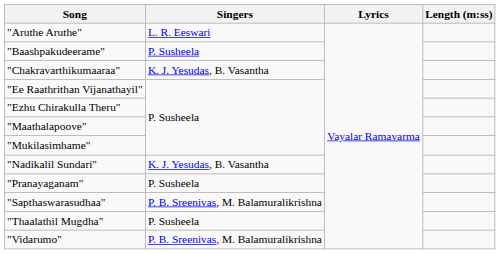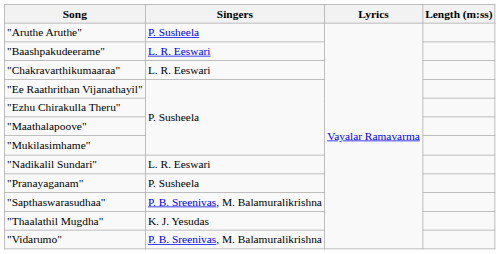(179, 32) L. R. Eeswari -> (174, 32) P. Susheela
(174, 51) P. Susheela -> (179, 51) L. R. Eeswari
(208, 70) K. J. Yesudas, B. Vasantha -> (179, 70) L. R. Eeswari
(208, 164) K. J. Yesudas, B. Vasantha -> (179, 164) L. R. Eeswari
(174, 220) P. Susheela -> (178, 220) K. J. Yesudas
